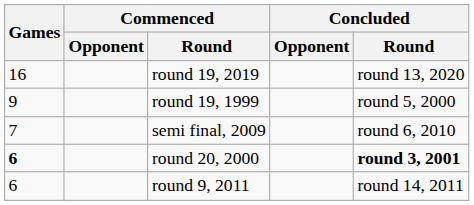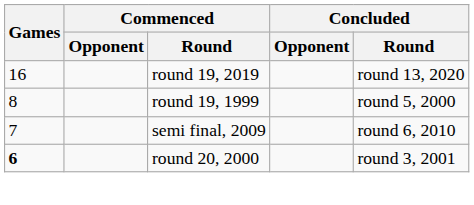(13, 102) 9 -> (13, 102) 8
(409, 158) bold -> (407, 158) normal
- row: (201, 185)
